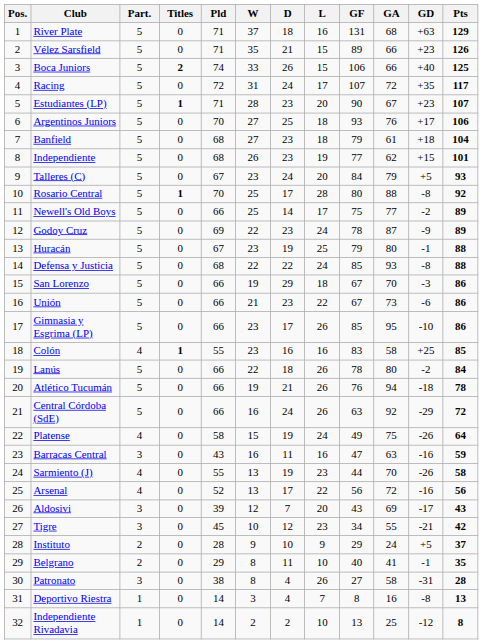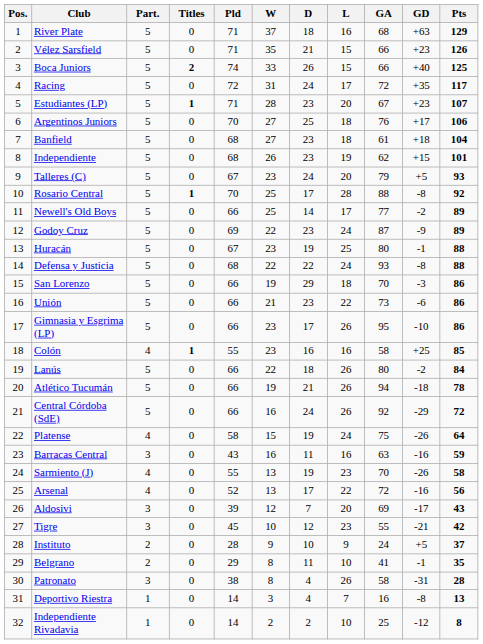- column: (357, 13)
